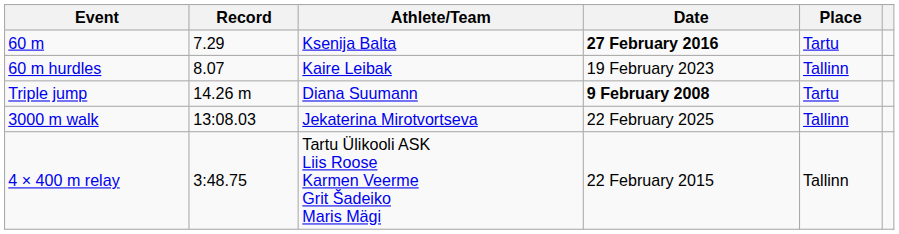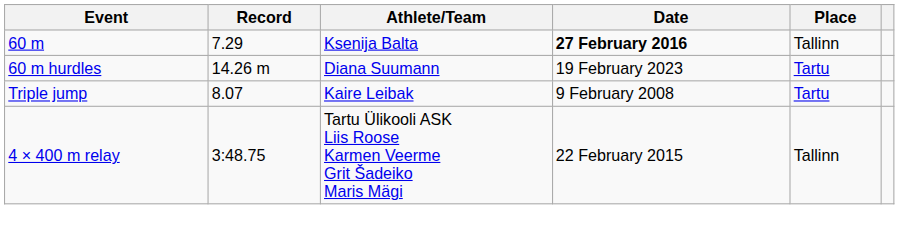(821, 43) Tartu -> (816, 43) Tallinn
(209, 68) 8.07 -> (241, 68) 14.26 m
(347, 68) Kaire Leibak -> (382, 68) Diana Suumann
(826, 68) Tallinn -> (812, 68) Tartu
(222, 94) 14.26 m -> (227, 94) 8.07
(360, 94) Diana Suumann -> (369, 94) Kaire Leibak
(648, 94) bold -> (615, 94) normal
- row: (53, 119)
